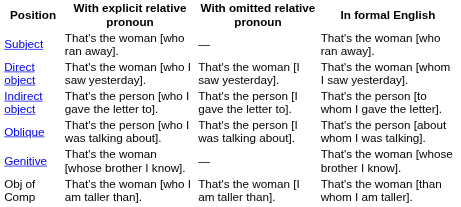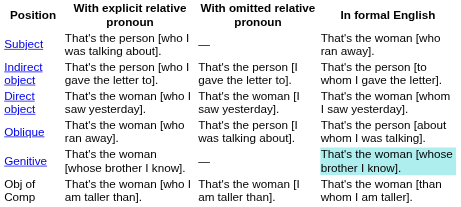(125, 44) That's the woman [who ran away]. -> (127, 44) That's the person [who I was talking about].
rows swapped: (20, 73) <-> (23, 103)
(127, 132) That's the person [who I was talking about]. -> (125, 132) That's the woman [who ran away].
(387, 161) no background -> (387, 161) paleturquoise background
